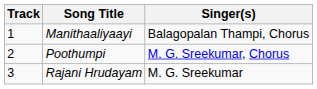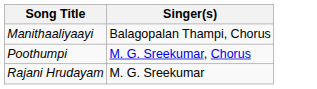- column: (24, 14)
